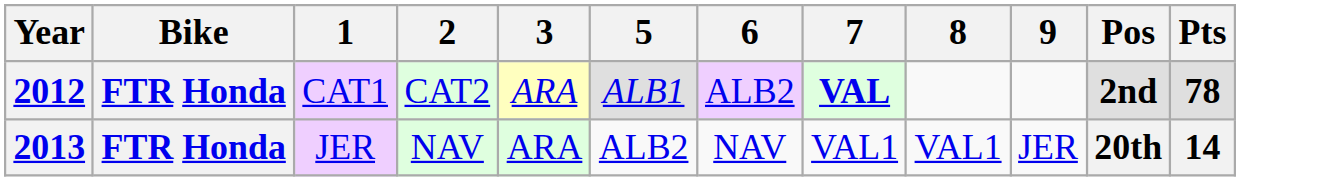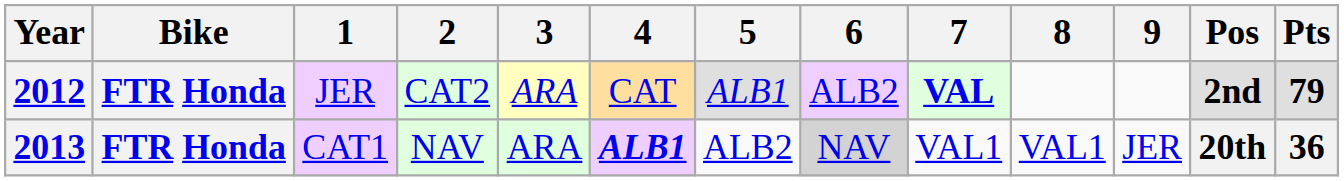+ column: (643, 32)
(345, 89) CAT1 -> (345, 89) JER
(1202, 89) 78 -> (1307, 89) 79
(345, 146) JER -> (345, 146) CAT1
(750, 146) no background -> (854, 146) lightgrey background
(1202, 146) 14 -> (1307, 146) 36
